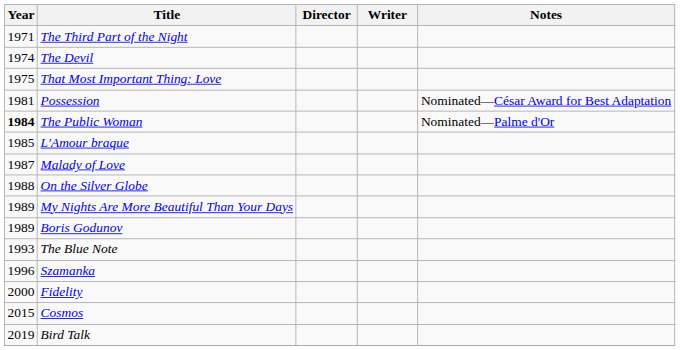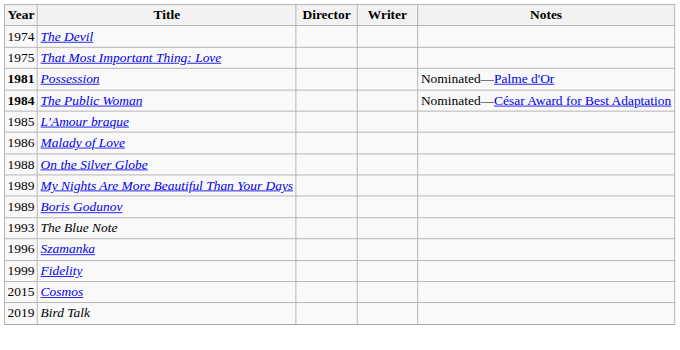- row: (114, 36)
(21, 100) normal -> (21, 79) bold
(546, 100) Nominated—César Award for Best Adaptation -> (488, 79) Nominated—Palme d'Or
(488, 121) Nominated—Palme d'Or -> (546, 100) Nominated—César Award for Best Adaptation
(21, 164) 1987 -> (21, 143) 1986
(21, 292) 2000 -> (21, 270) 1999
